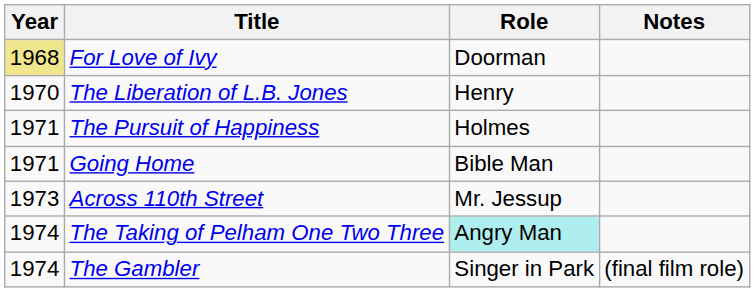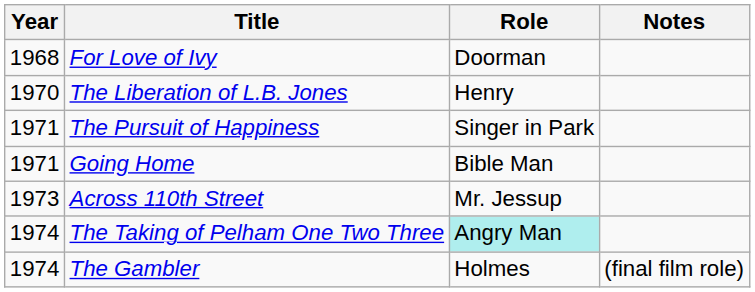(35, 57) khaki background -> (35, 57) no background
(492, 127) Holmes -> (524, 127) Singer in Park
(524, 269) Singer in Park -> (492, 269) Holmes
